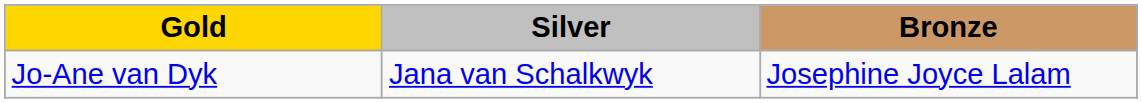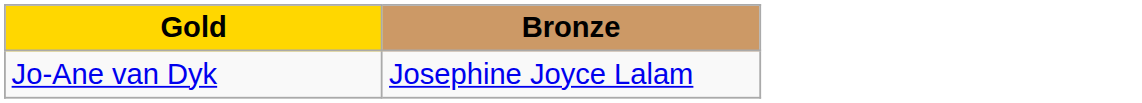- column: (571, 27)
